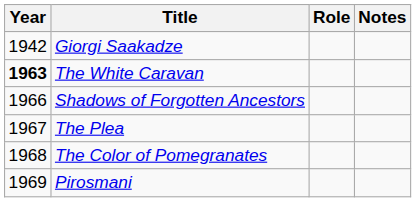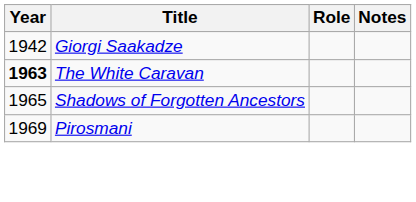(28, 100) 1966 -> (28, 100) 1965
- row: (90, 127)
- row: (161, 155)
